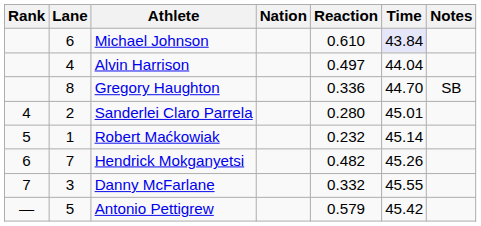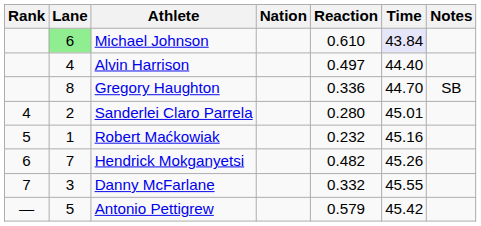(70, 40) no background -> (70, 40) lightgreen background
(404, 64) 44.04 -> (404, 64) 44.40
(404, 137) 45.14 -> (404, 137) 45.16
